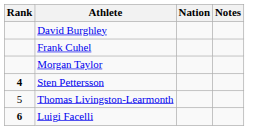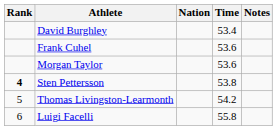+ column: (227, 13)
(20, 116) bold -> (20, 116) normal
